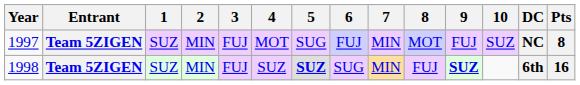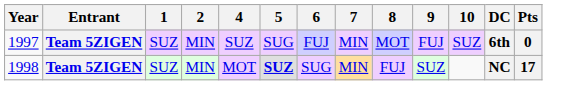- column: (235, 17)
(272, 42) MOT -> (239, 42) SUZ
(533, 42) NC -> (499, 42) 6th
(561, 42) 8 -> (528, 42) 0
(272, 67) SUZ -> (239, 67) MOT
(464, 67) bold -> (431, 67) normal
(533, 67) 6th -> (499, 67) NC
(561, 67) 16 -> (528, 67) 17
